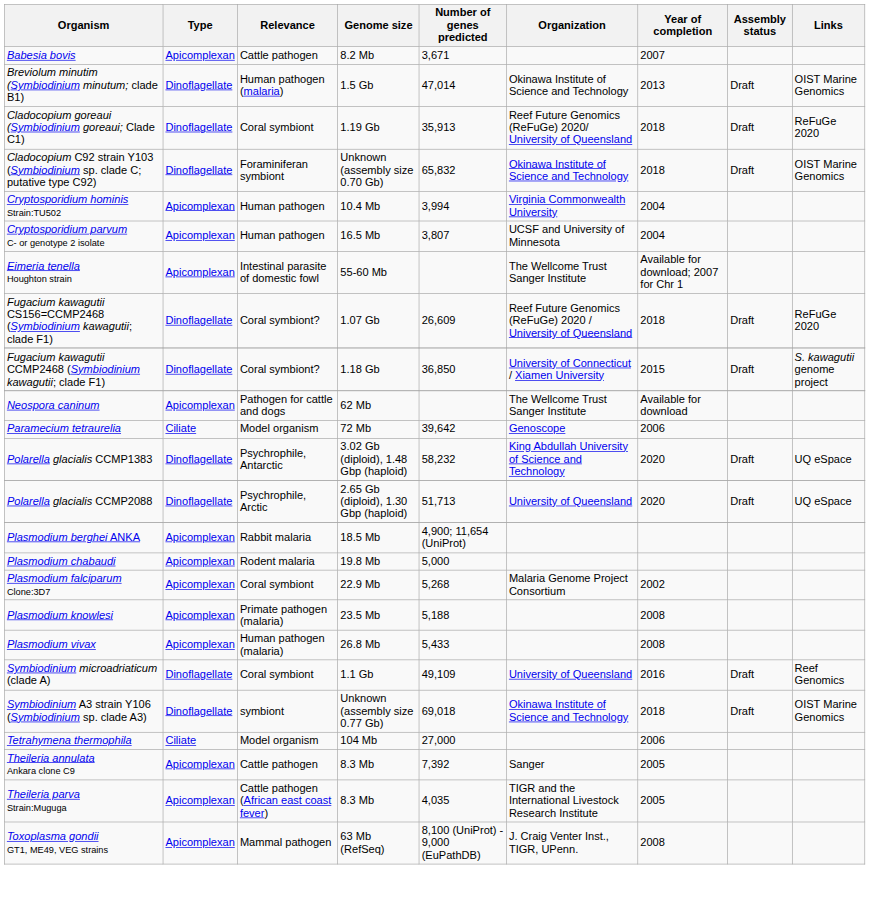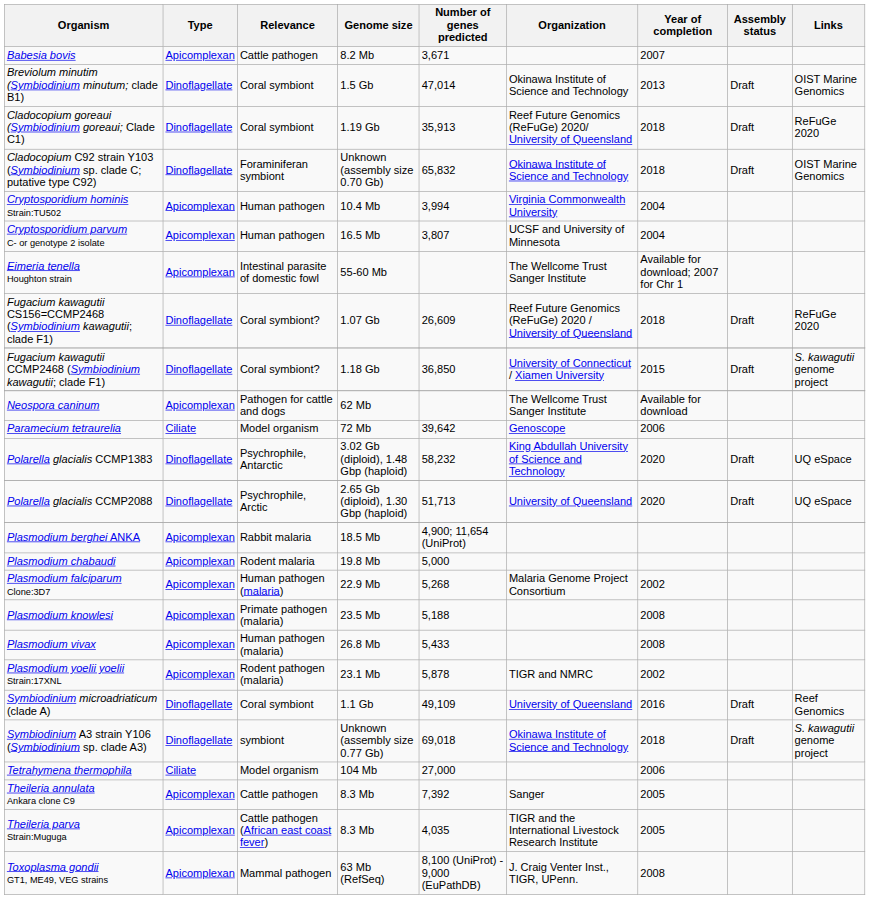(282, 85) Human pathogen (malaria) -> (277, 85) Coral symbiont
(277, 585) Coral symbiont -> (282, 585) Human pathogen (malaria)
+ row: (65, 675)
(826, 711) OIST Marine Genomics -> (824, 741) S. kawagutii genome project
